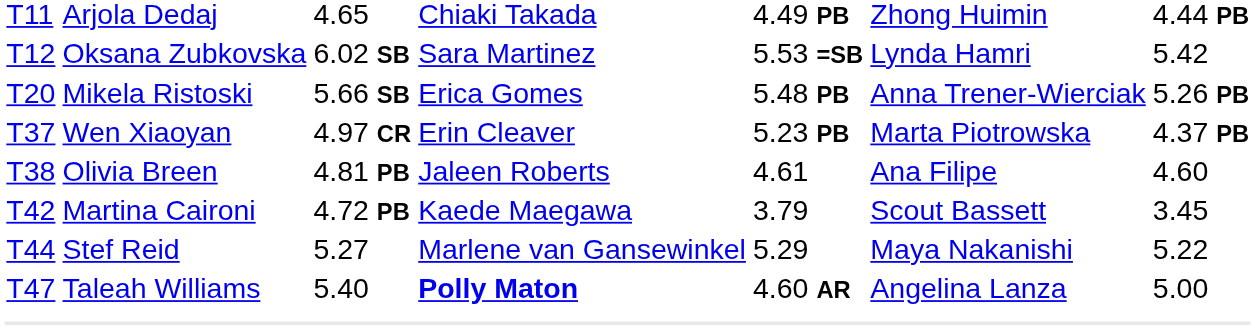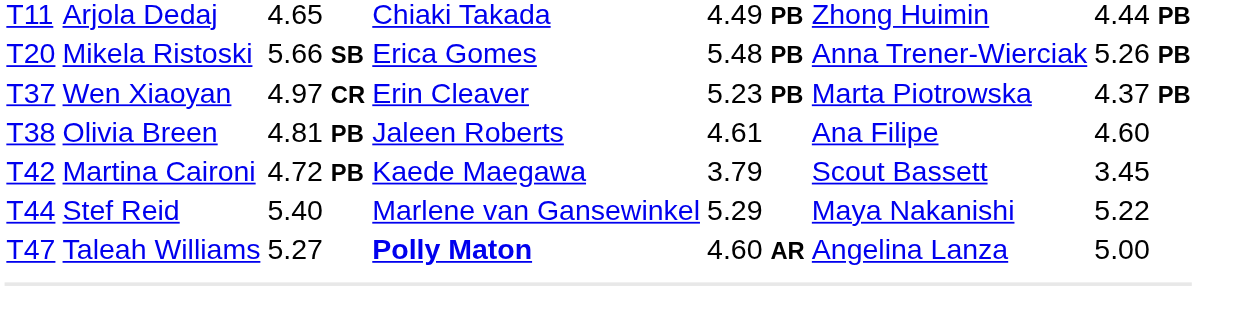- row: (31, 54)
(341, 249) 5.27 -> (295, 210) 5.40
(341, 289) 5.40 -> (295, 249) 5.27
